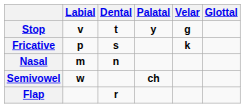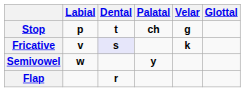(80, 29) v -> (80, 29) p
(153, 29) y -> (153, 29) ch
(80, 45) p -> (80, 45) v
(116, 45) no background -> (116, 45) lavender background
- row: (34, 62)
(153, 78) ch -> (153, 62) y
